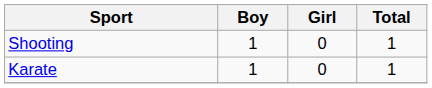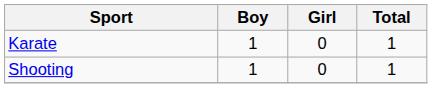rows swapped: (33, 69) <-> (41, 43)
